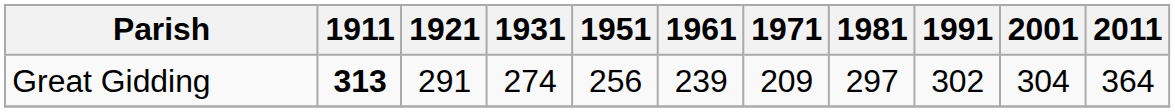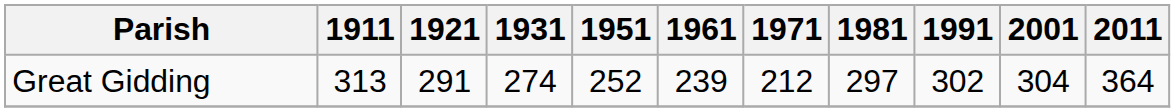(360, 80) bold -> (360, 80) normal
(616, 80) 256 -> (616, 80) 252
(787, 80) 209 -> (787, 80) 212
